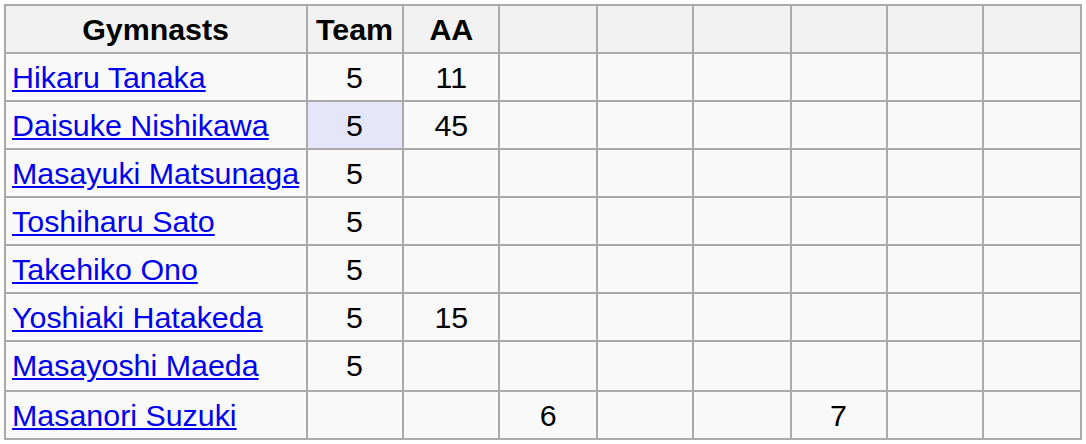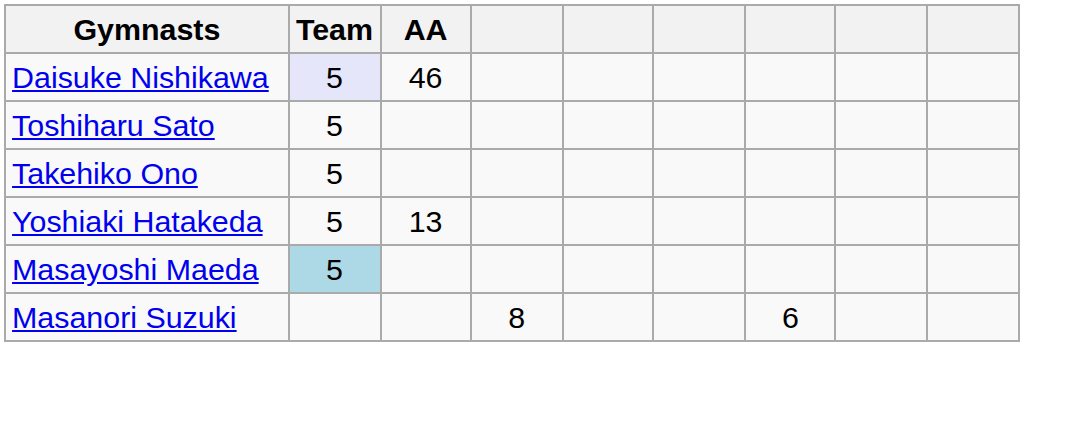- row: (109, 77)
(451, 126) 45 -> (426, 77) 46
- row: (156, 174)
(451, 318) 15 -> (426, 222) 13
(355, 366) no background -> (334, 270) lightblue background
(548, 414) 6 -> (517, 318) 8
(838, 414) 7 -> (790, 318) 6
